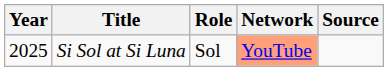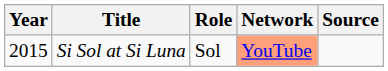(28, 50) 2025 -> (28, 50) 2015
